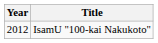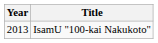(18, 30) 2012 -> (18, 30) 2013
